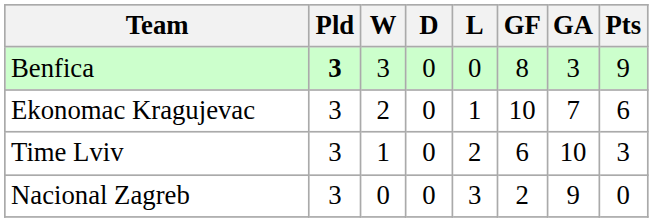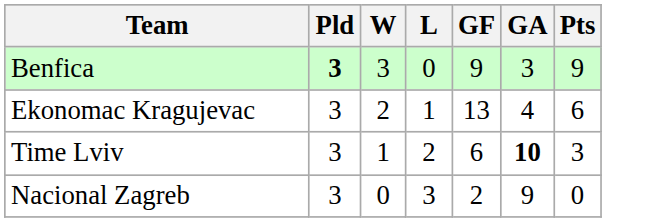- column: (429, 25)
(522, 68) 8 -> (476, 68) 9
(522, 110) 10 -> (476, 110) 13
(573, 110) 7 -> (527, 110) 4
(573, 152) normal -> (527, 152) bold
